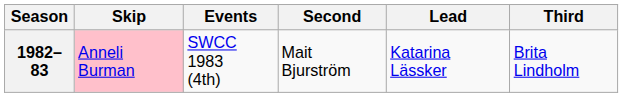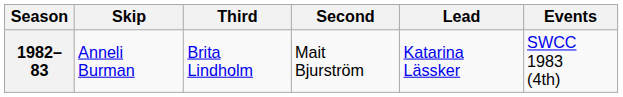columns swapped: (564, 17) <-> (231, 17)
(106, 61) pink background -> (106, 61) no background
